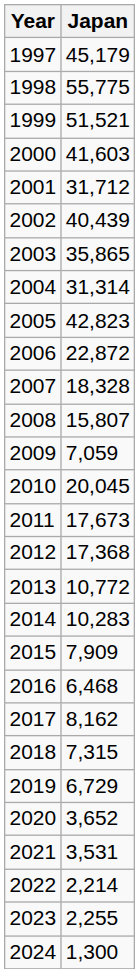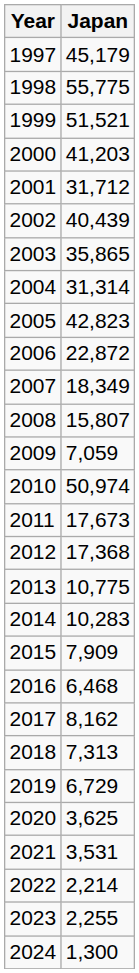(98, 154) 41,603 -> (98, 154) 41,203
(98, 386) 18,328 -> (98, 386) 18,349
(98, 486) 20,045 -> (98, 486) 50,974
(98, 586) 10,772 -> (98, 586) 10,775
(92, 752) 7,315 -> (92, 752) 7,313
(92, 818) 3,652 -> (92, 818) 3,625
